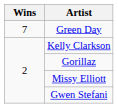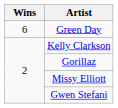(25, 29) 7 -> (25, 29) 6
